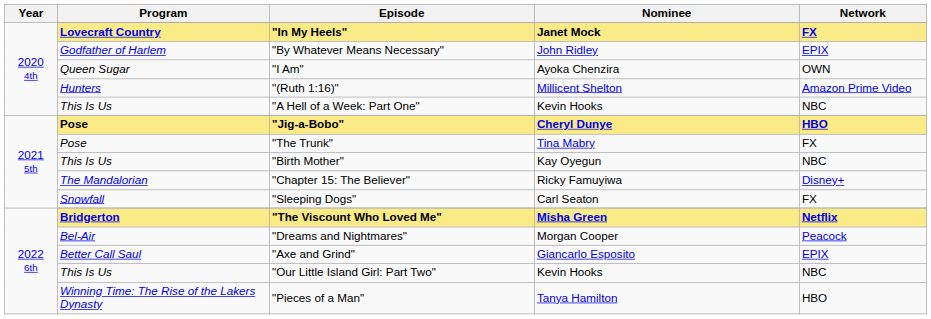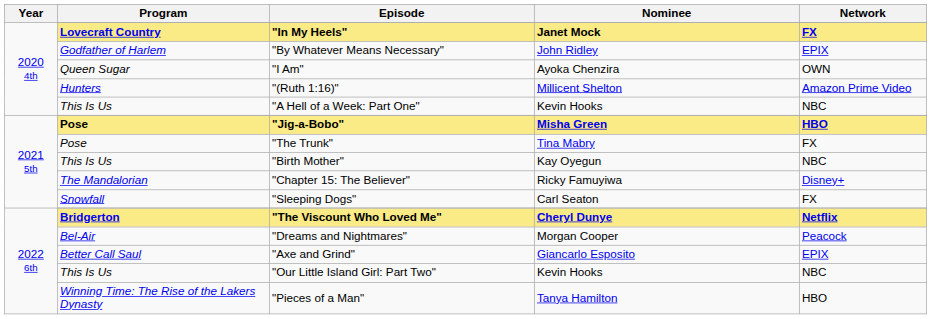(575, 124) Cheryl Dunye -> (572, 124) Misha Green
(572, 217) Misha Green -> (575, 217) Cheryl Dunye
